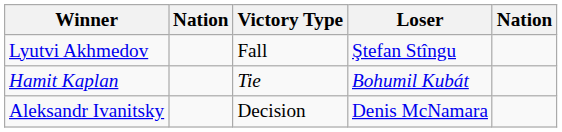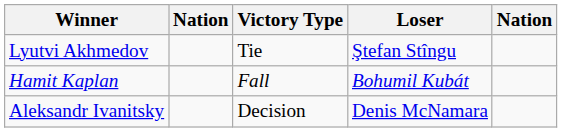(252, 50) Fall -> (250, 50) Tie
(249, 80) Tie -> (253, 80) Fall
